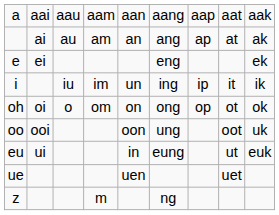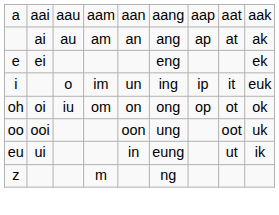(68, 84) iu -> (68, 84) o
(260, 84) ik -> (260, 84) euk
(68, 107) o -> (68, 107) iu
(260, 152) euk -> (260, 152) ik
- row: (16, 175)
